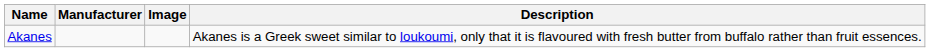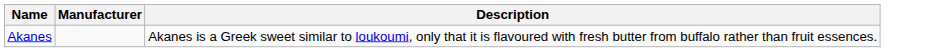- column: (167, 15)
